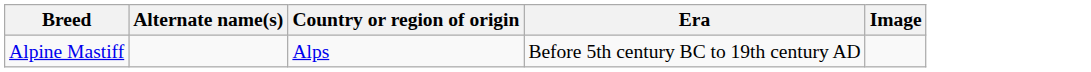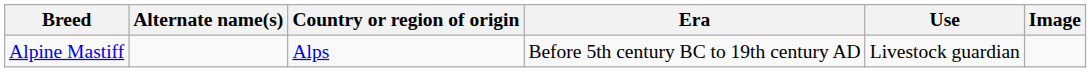+ column: (945, 19)
